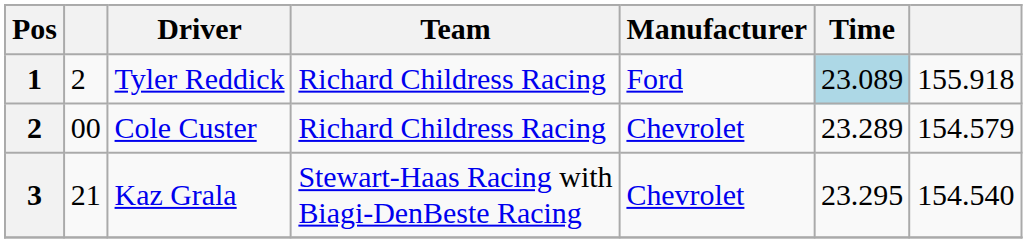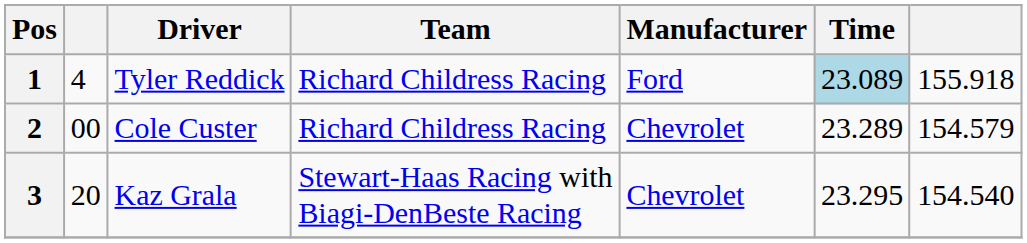(78, 78) 2 -> (78, 78) 4
(86, 195) 21 -> (86, 195) 20
